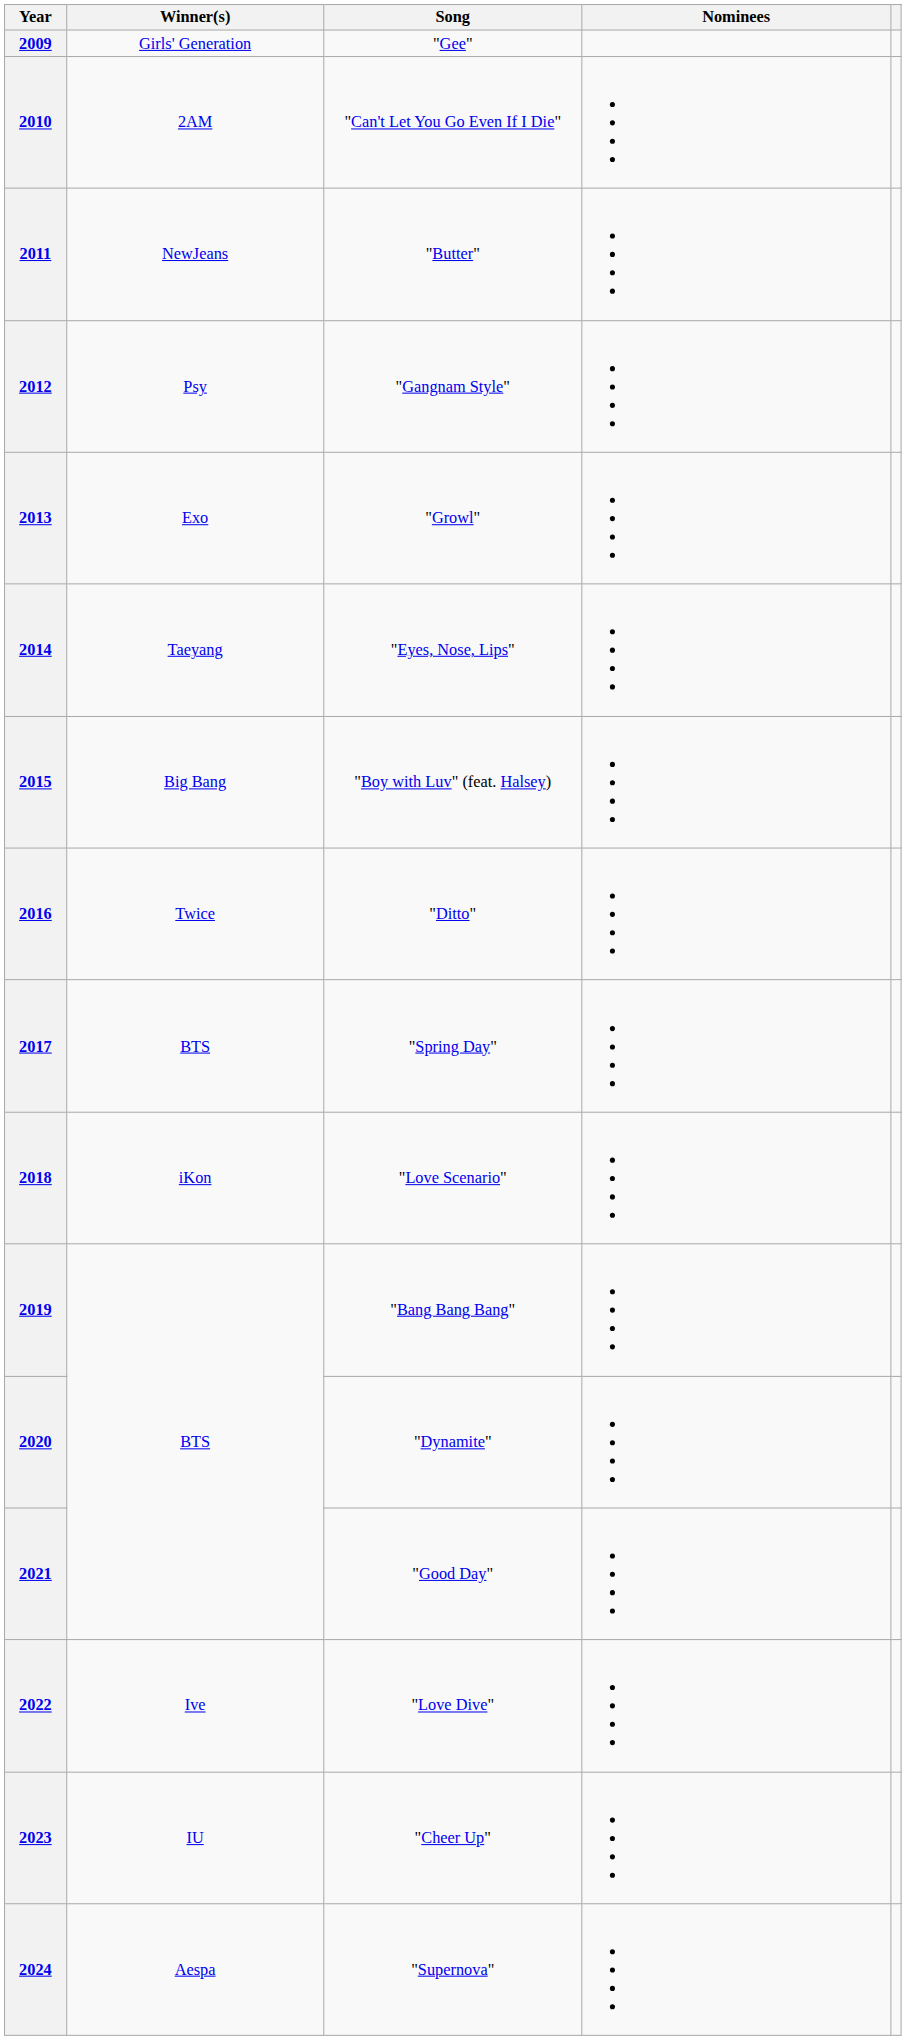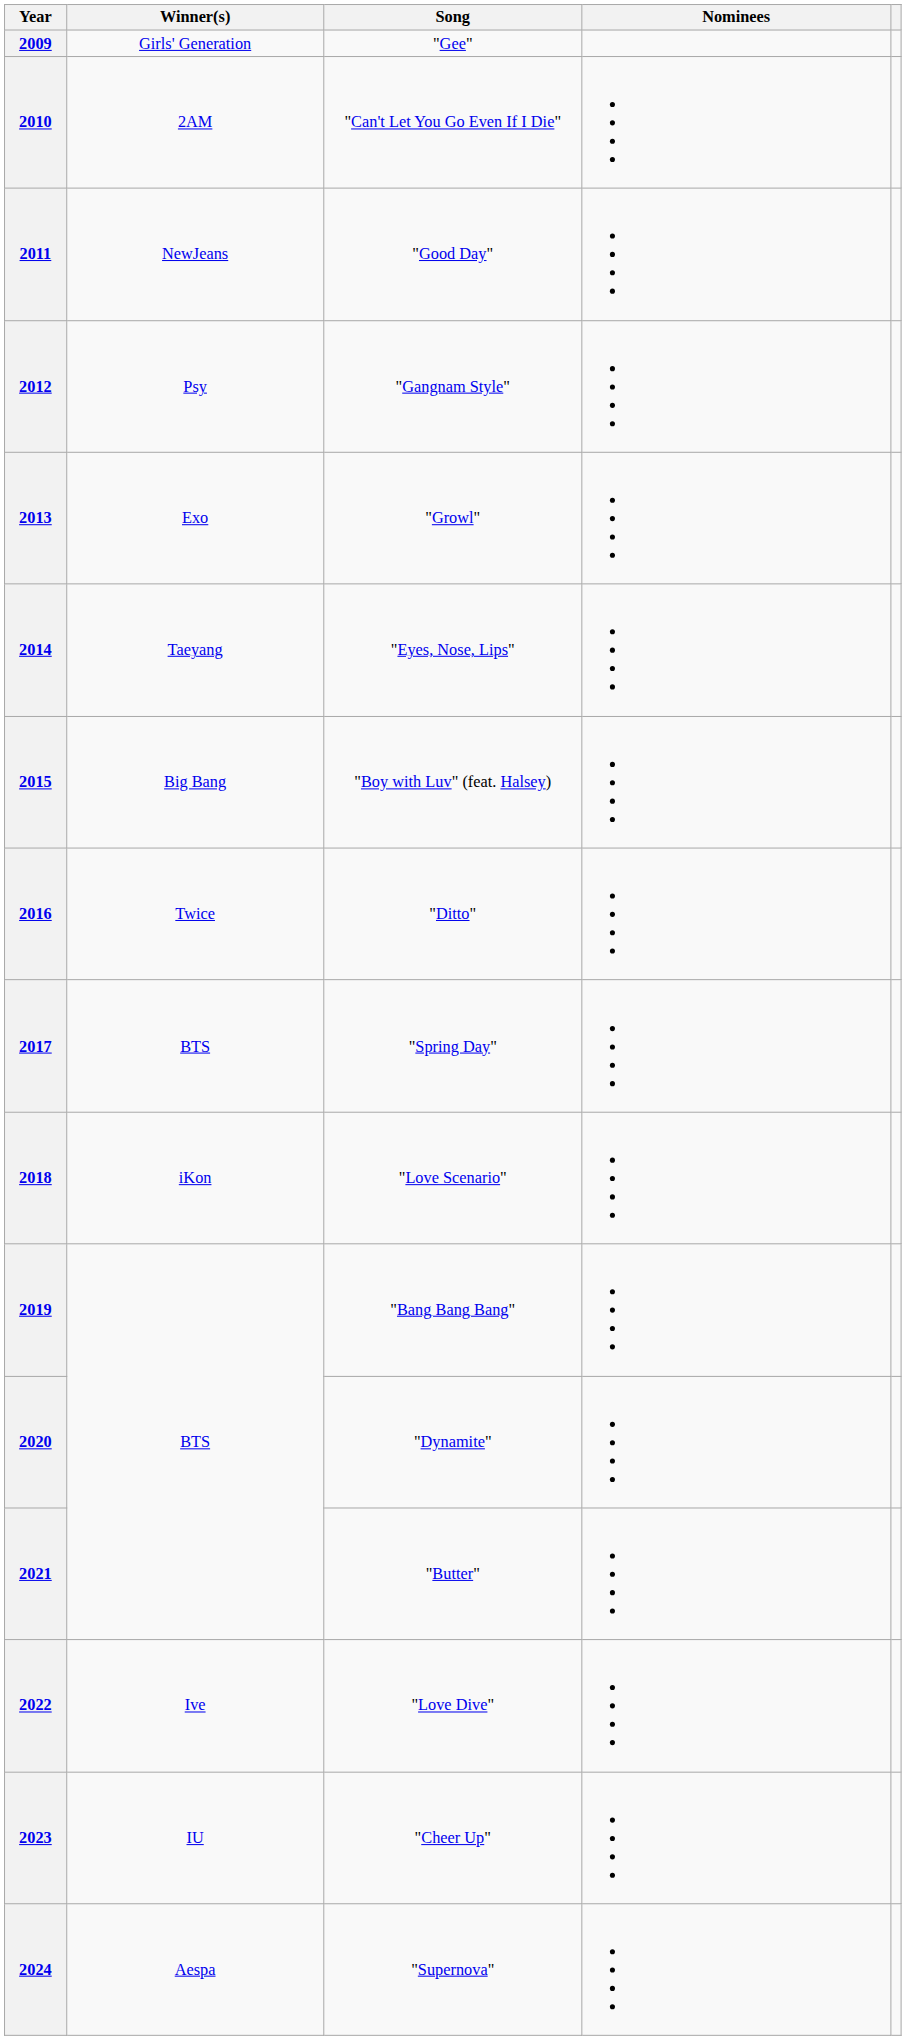(453, 254) "Butter" -> (453, 254) "Good Day"
(453, 1573) "Good Day" -> (453, 1573) "Butter"
